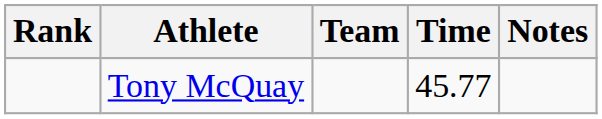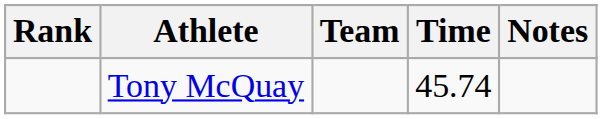(453, 85) 45.77 -> (453, 85) 45.74
